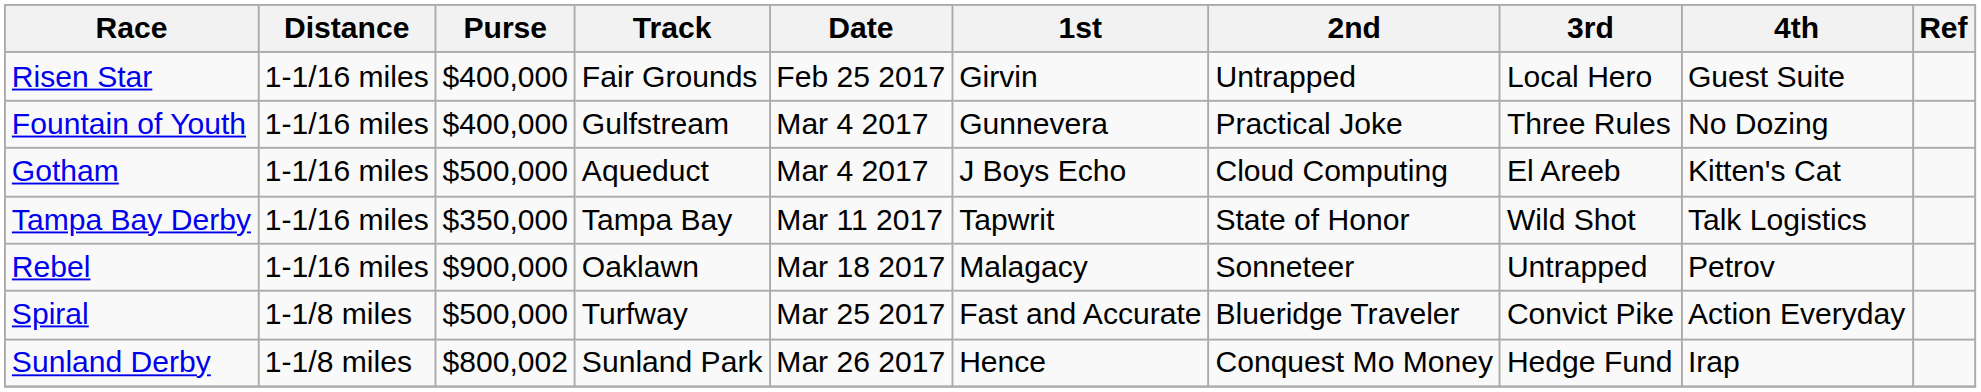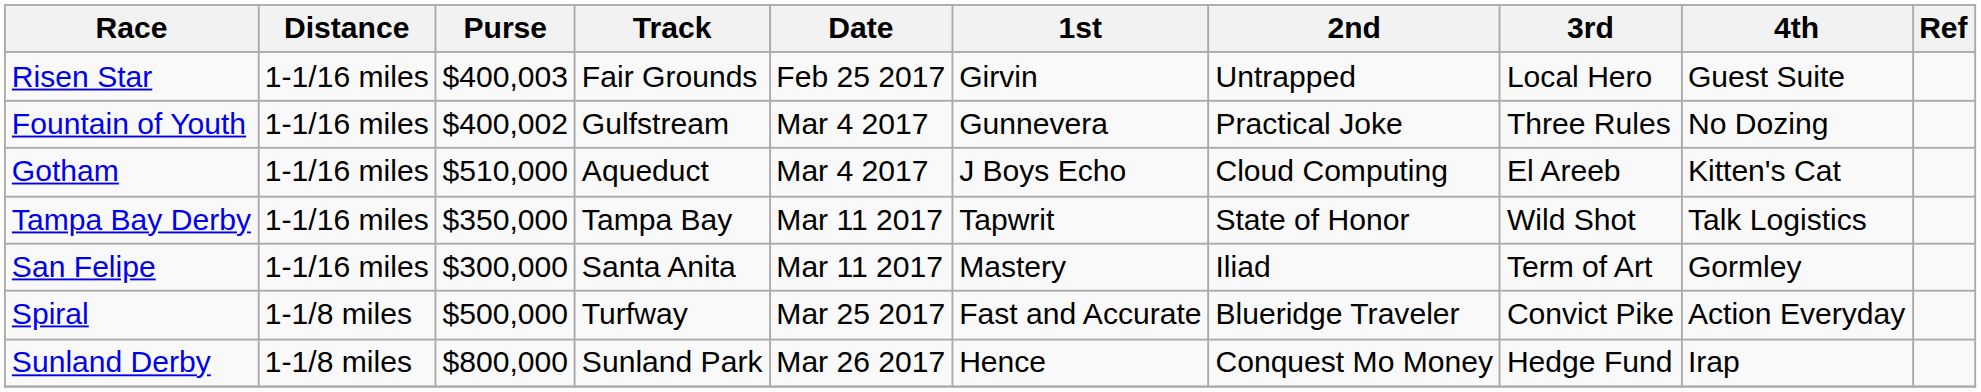(505, 76) $400,000 -> (505, 76) $400,003
(505, 123) $400,000 -> (505, 123) $400,002
(505, 171) $500,000 -> (505, 171) $510,000
+ row: (84, 266)
- row: (51, 266)
(505, 362) $800,002 -> (505, 362) $800,000
